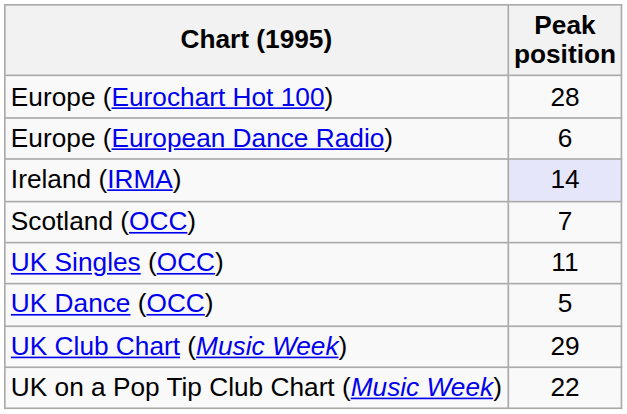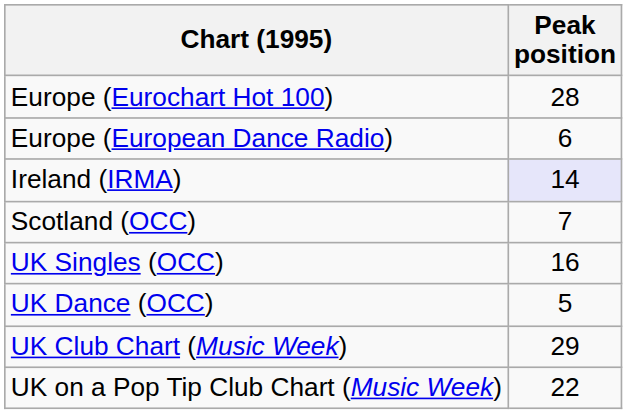(565, 262) 11 -> (565, 262) 16
